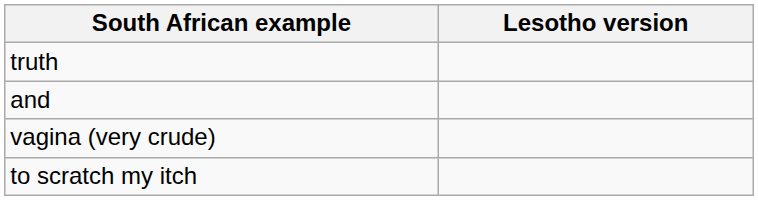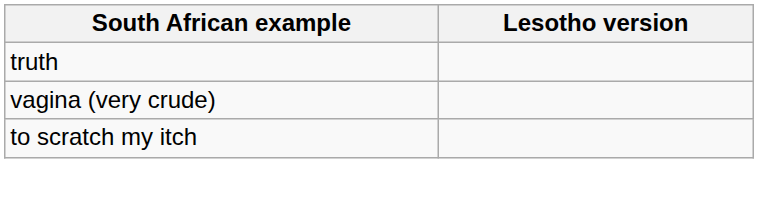- row: (30, 99)
